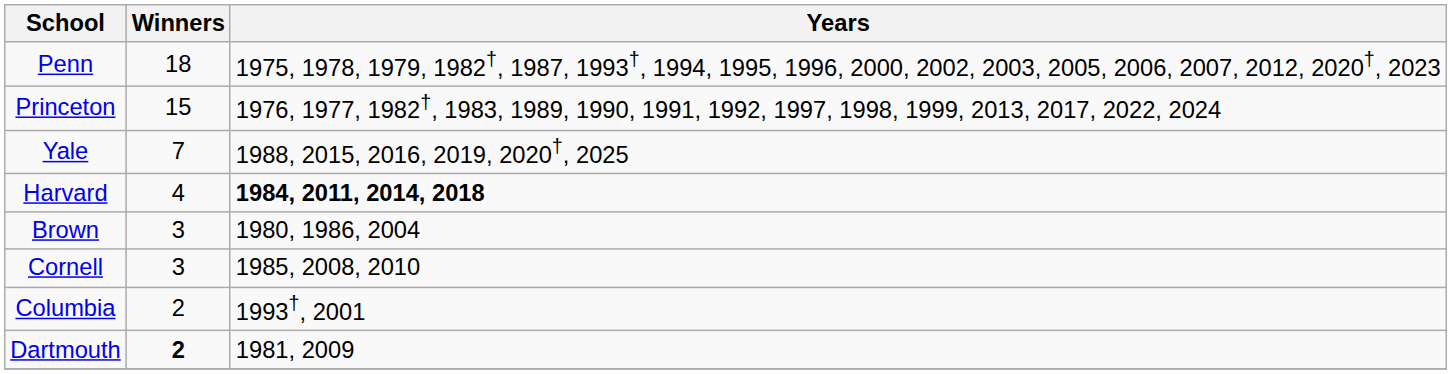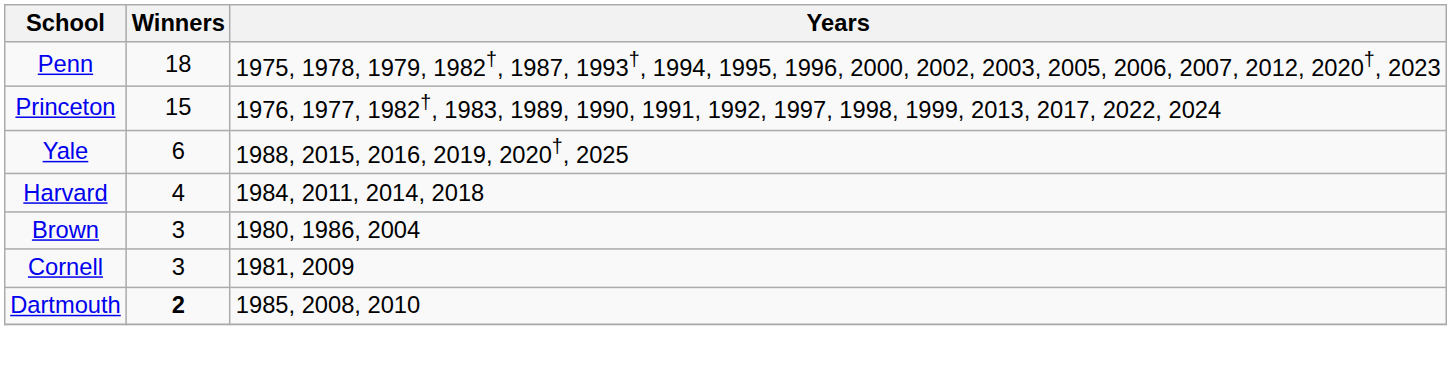(178, 151) 7 -> (178, 151) 6
(360, 192) bold -> (360, 192) normal
(328, 267) 1985, 2008, 2010 -> (295, 267) 1981, 2009
- row: (65, 308)
(295, 349) 1981, 2009 -> (328, 305) 1985, 2008, 2010
